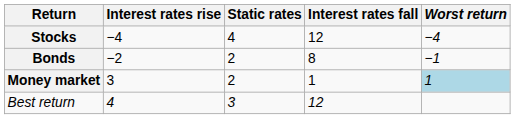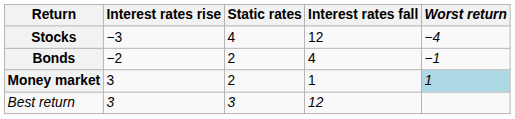(114, 37) −4 -> (114, 37) −3
(312, 59) 8 -> (312, 59) 4
(110, 102) 4 -> (110, 102) 3
